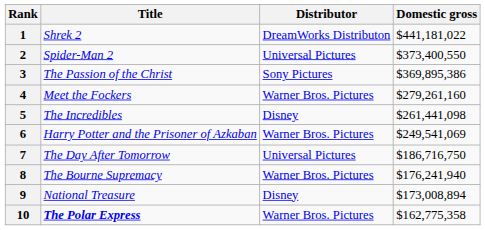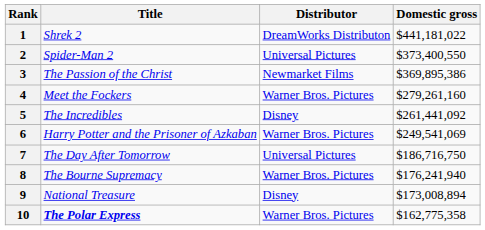(298, 74) Sony Pictures -> (308, 74) Newmarket Films
(431, 114) $261,441,098 -> (431, 114) $261,441,092
